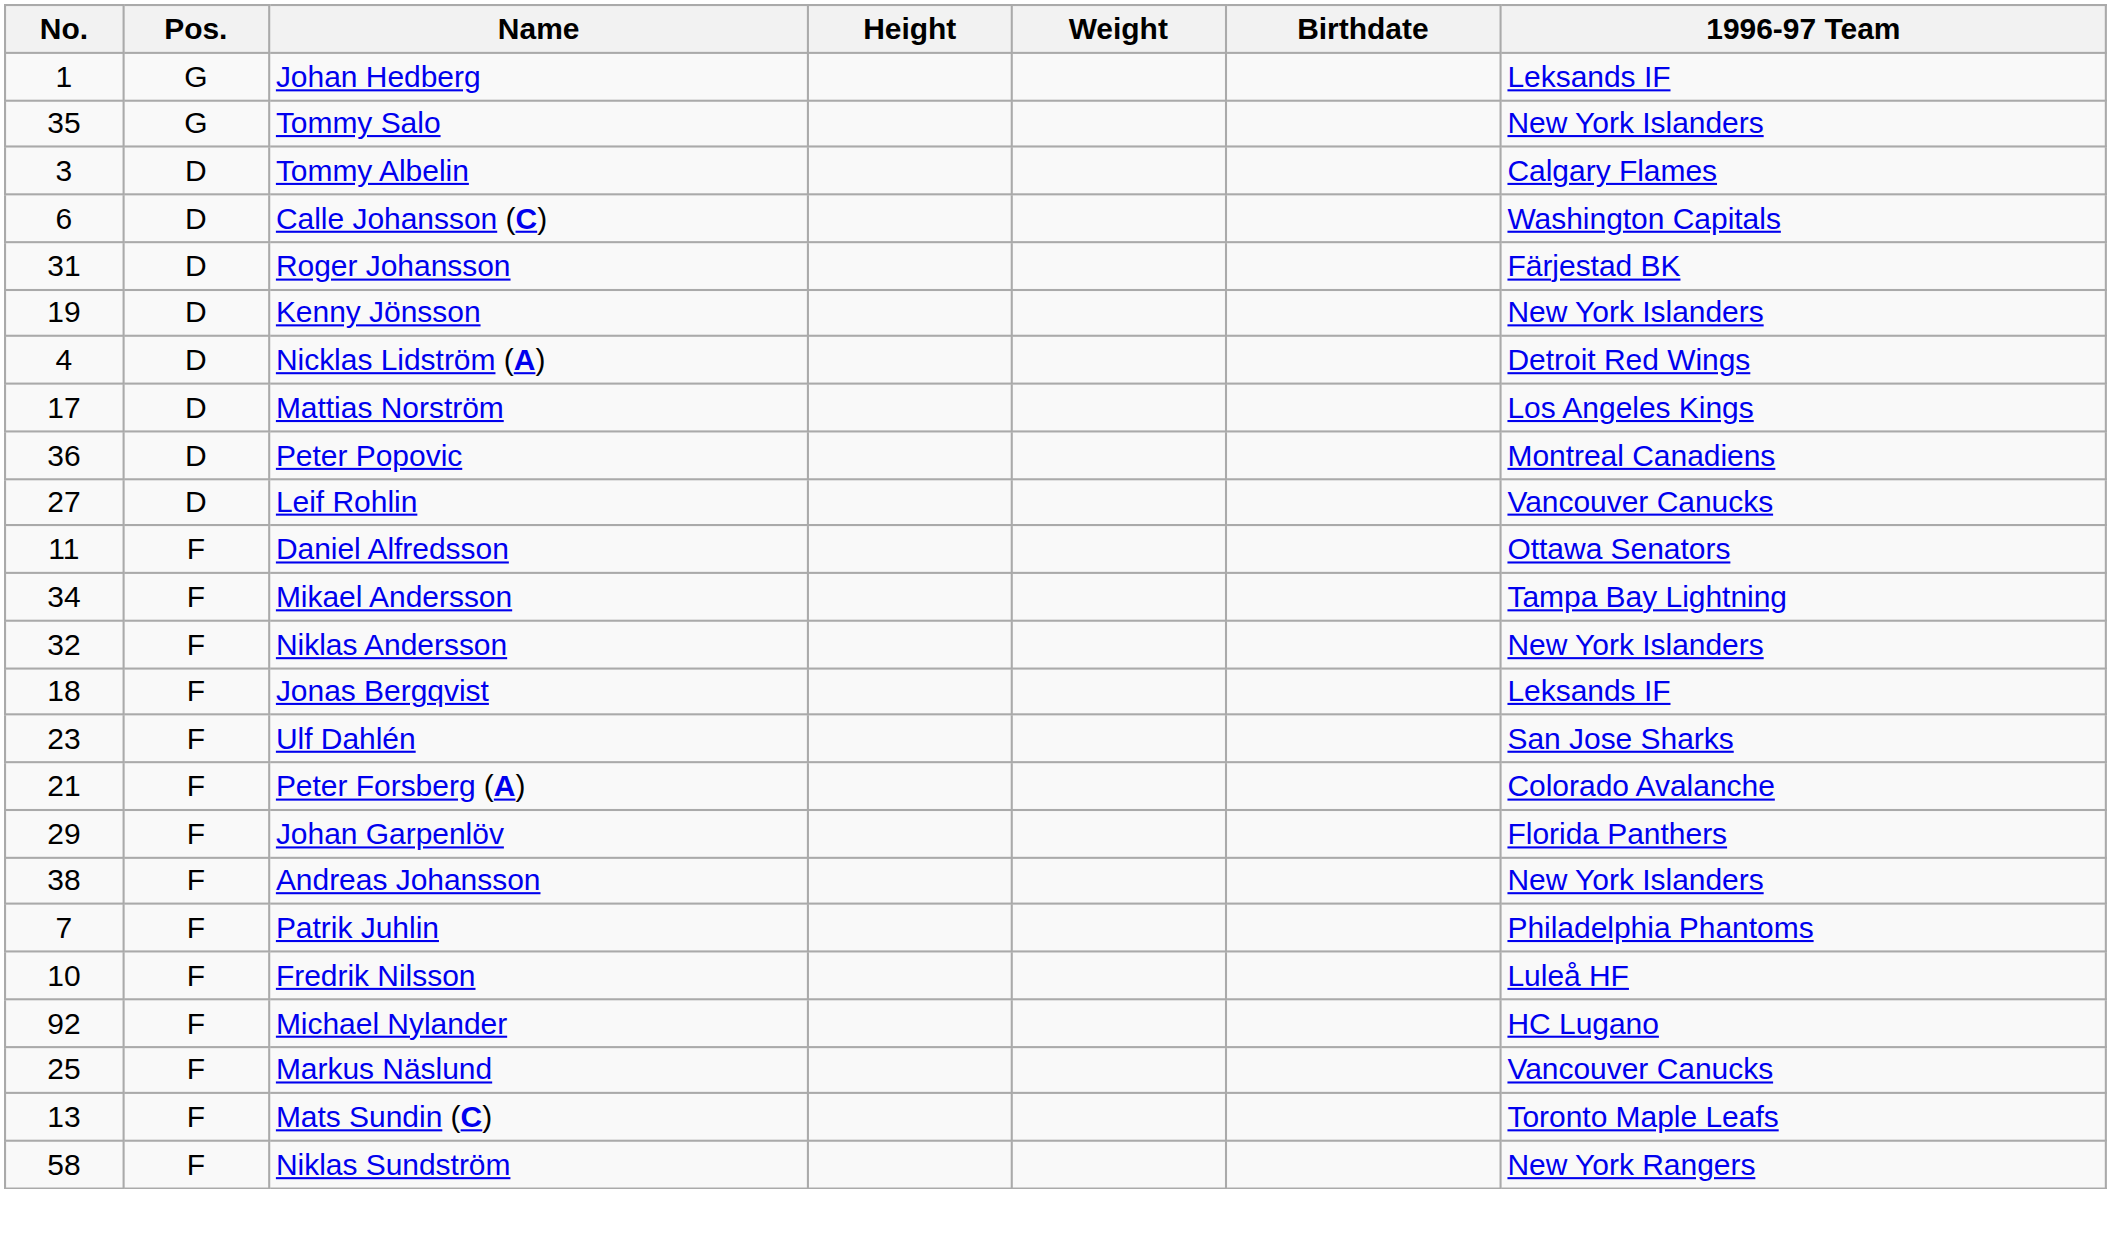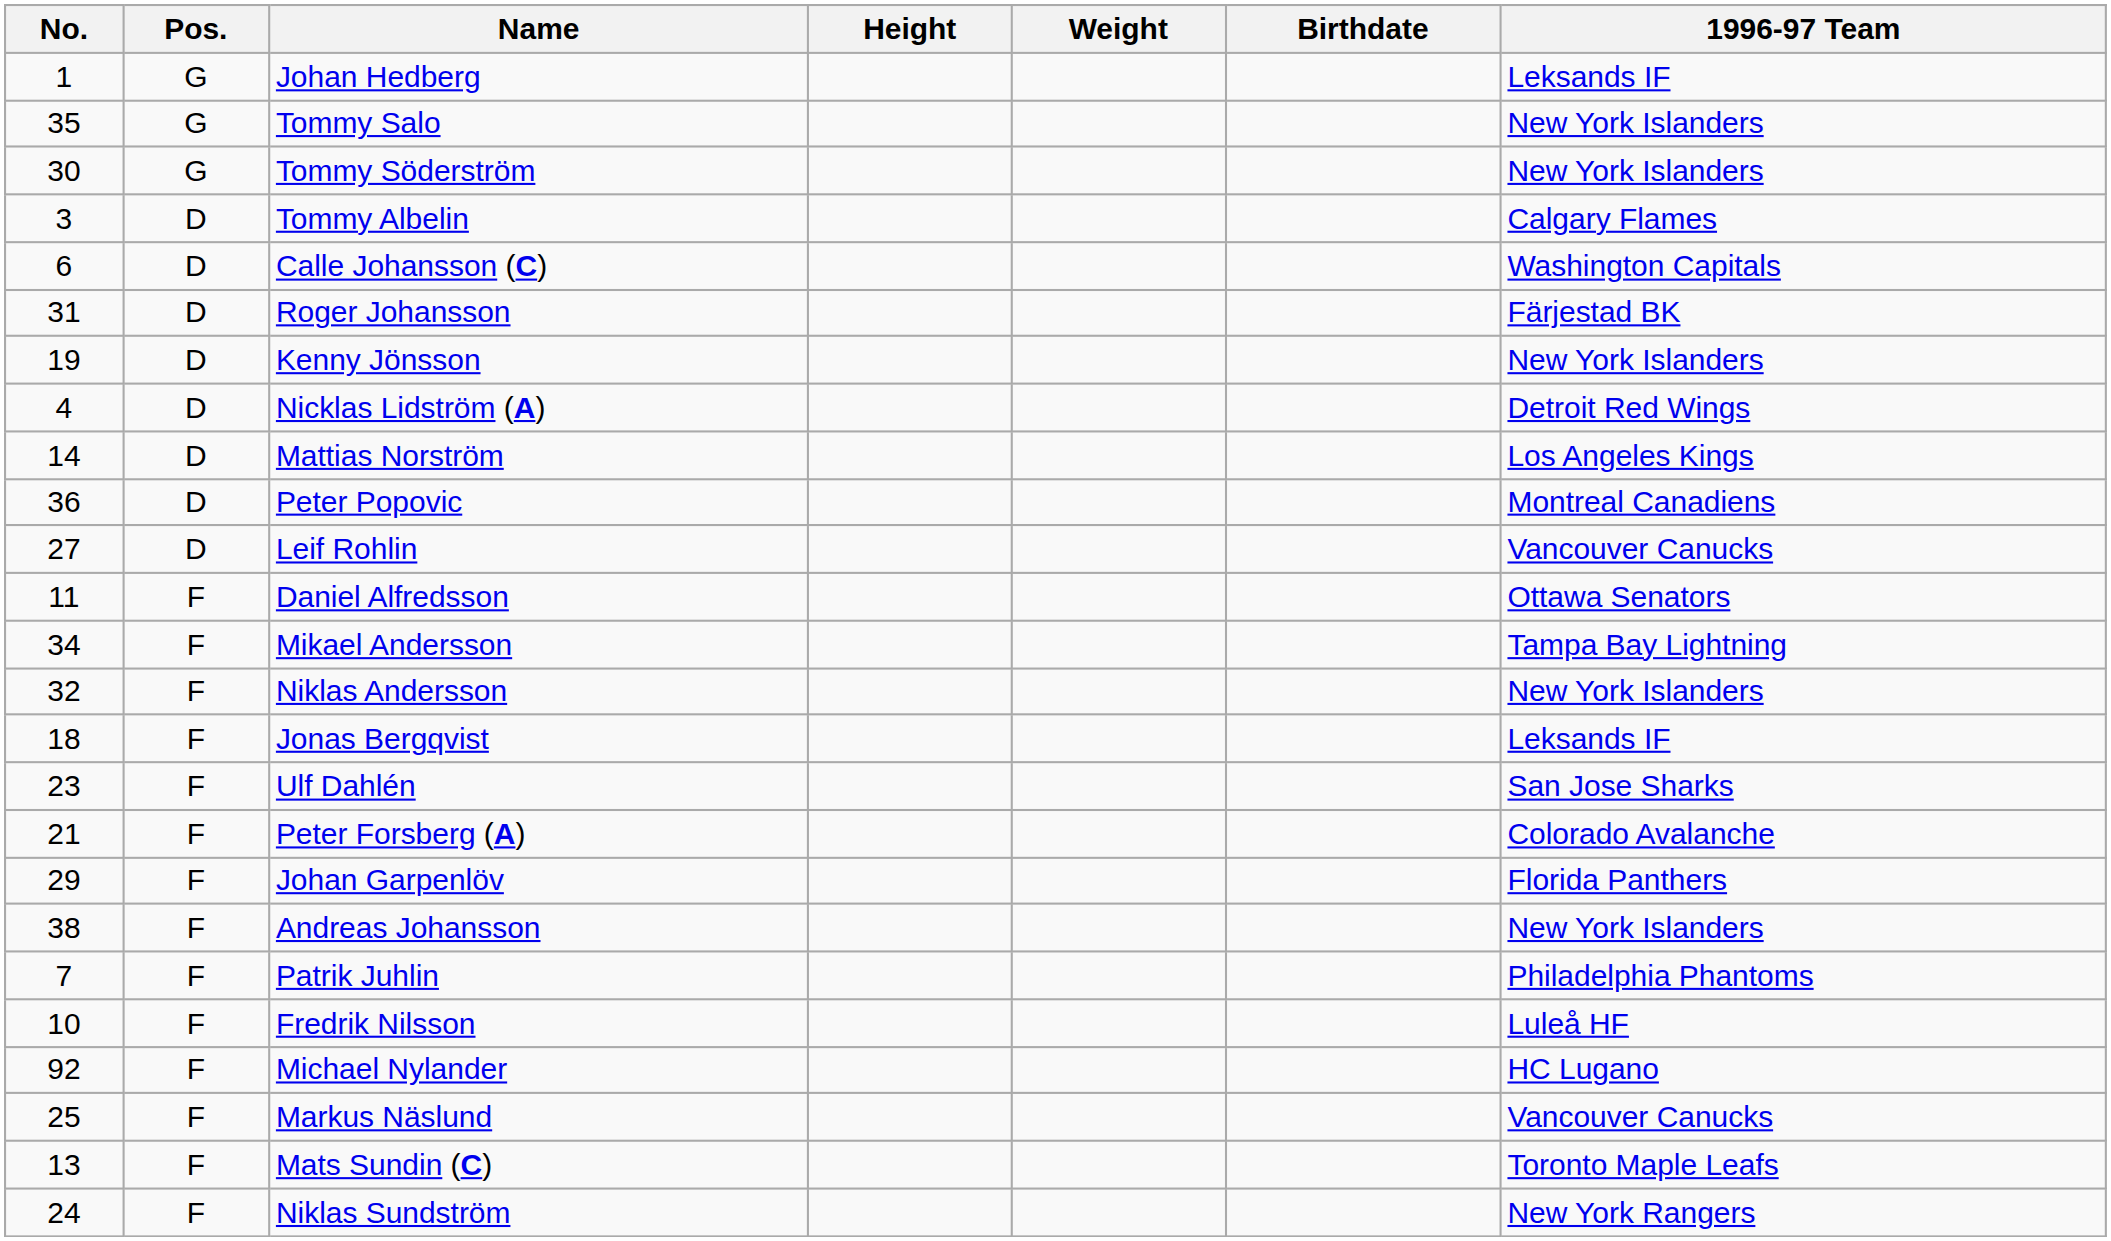+ row: (406, 171)
(64, 408) 17 -> (64, 455) 14
(64, 1165) 58 -> (64, 1212) 24
